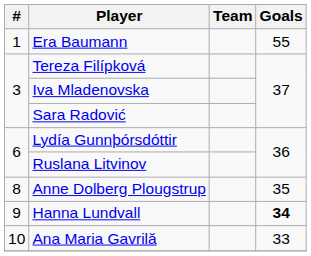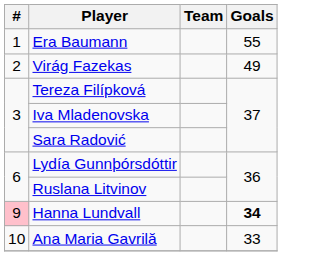+ row: (82, 66)
- row: (119, 189)
(17, 213) no background -> (17, 213) pink background
